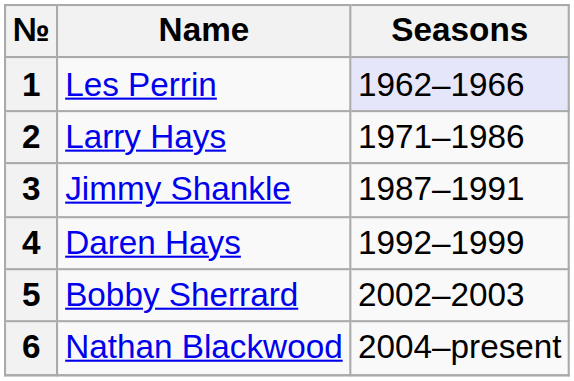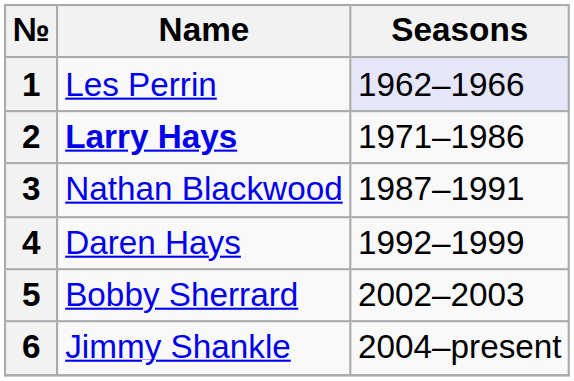(146, 136) normal -> (151, 136) bold
(178, 189) Jimmy Shankle -> (204, 189) Nathan Blackwood
(204, 347) Nathan Blackwood -> (178, 347) Jimmy Shankle
